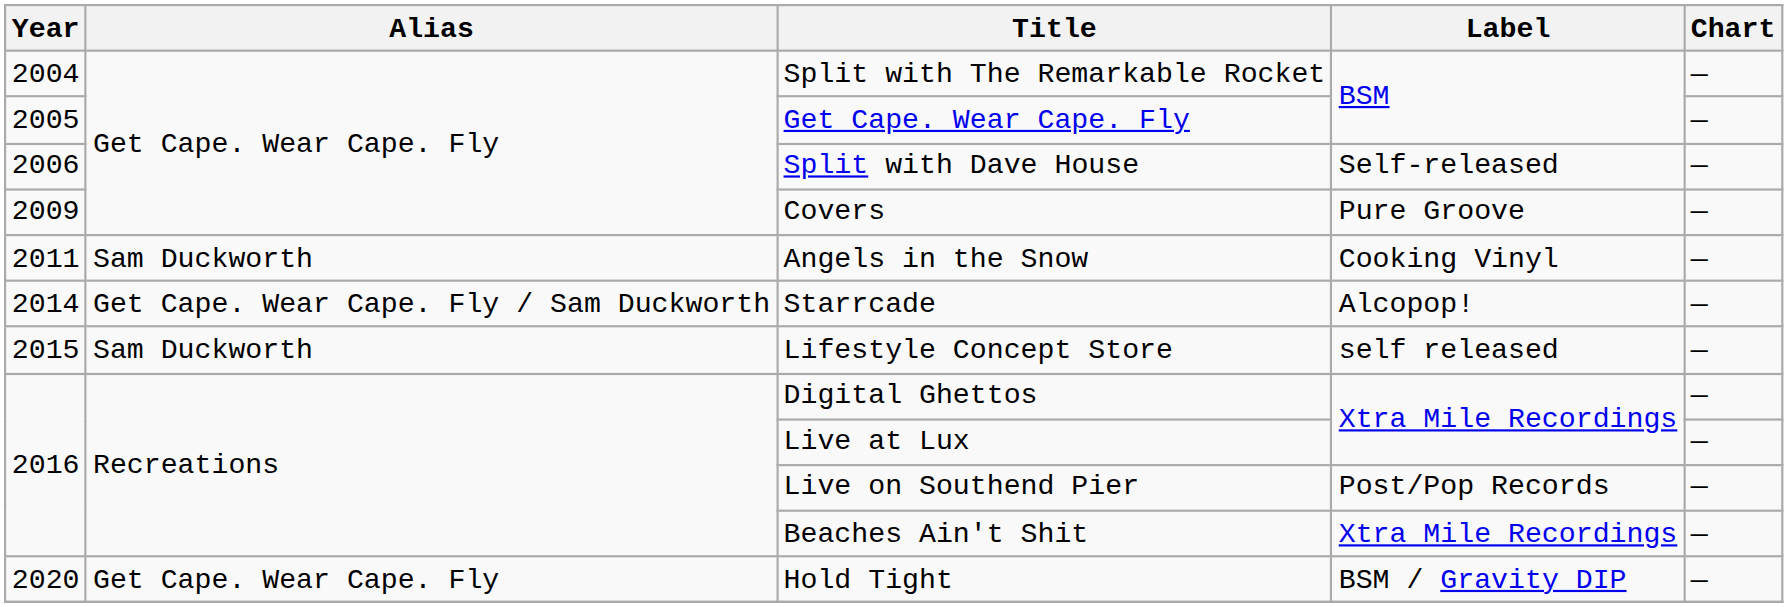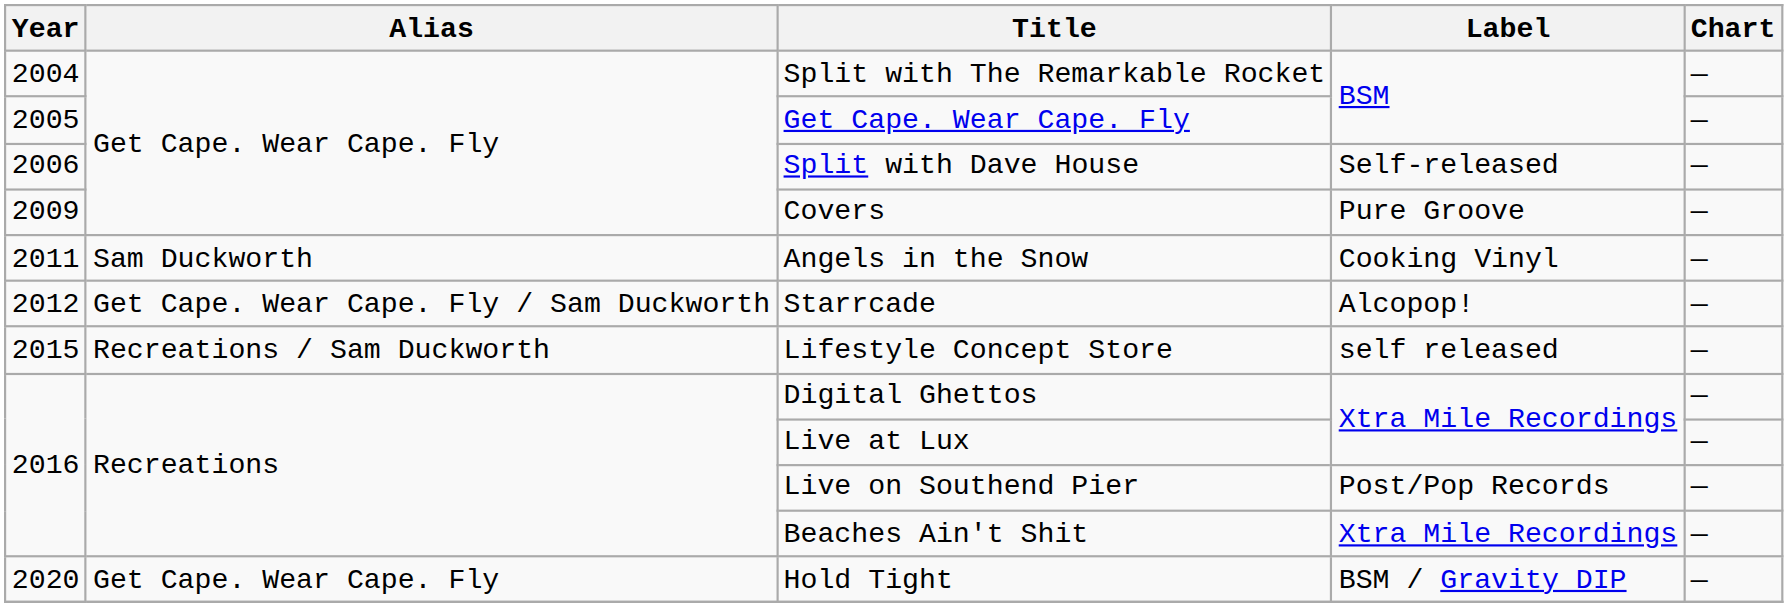(46, 304) 2014 -> (46, 304) 2012
(203, 350) Sam Duckworth -> (322, 350) Recreations / Sam Duckworth
